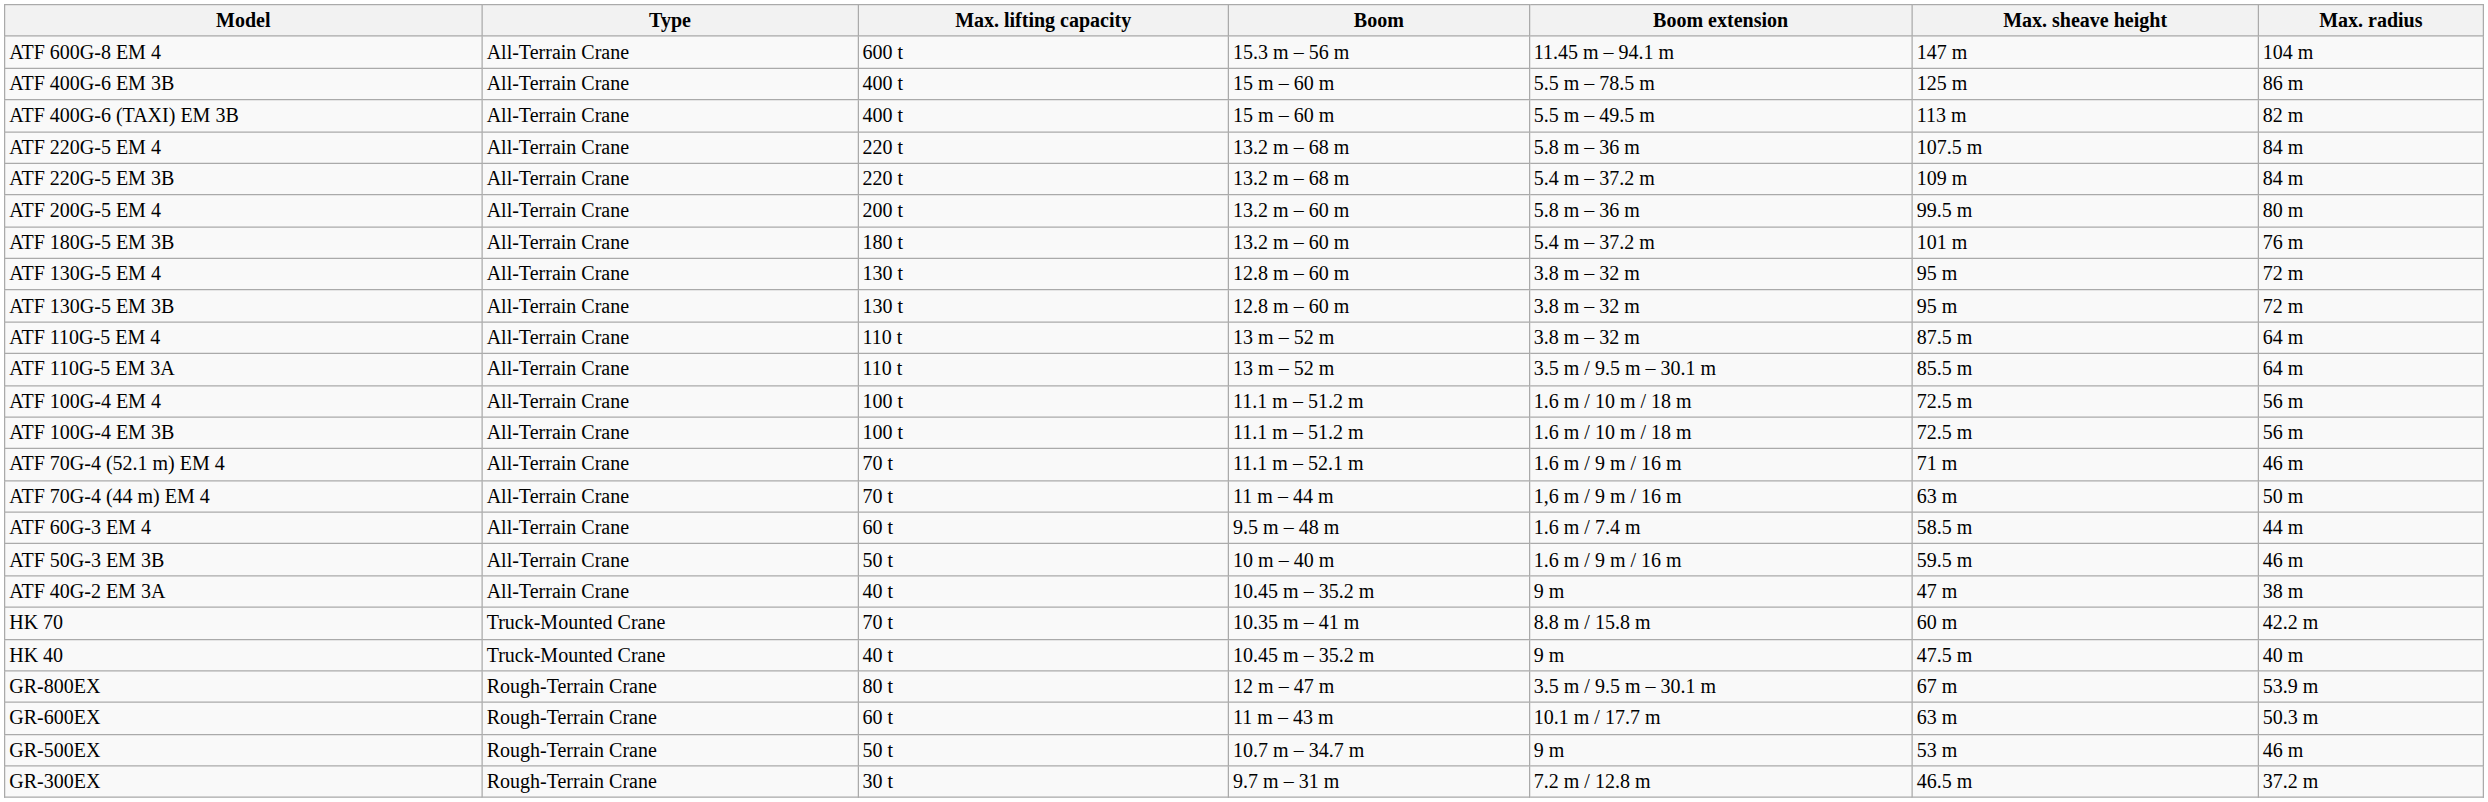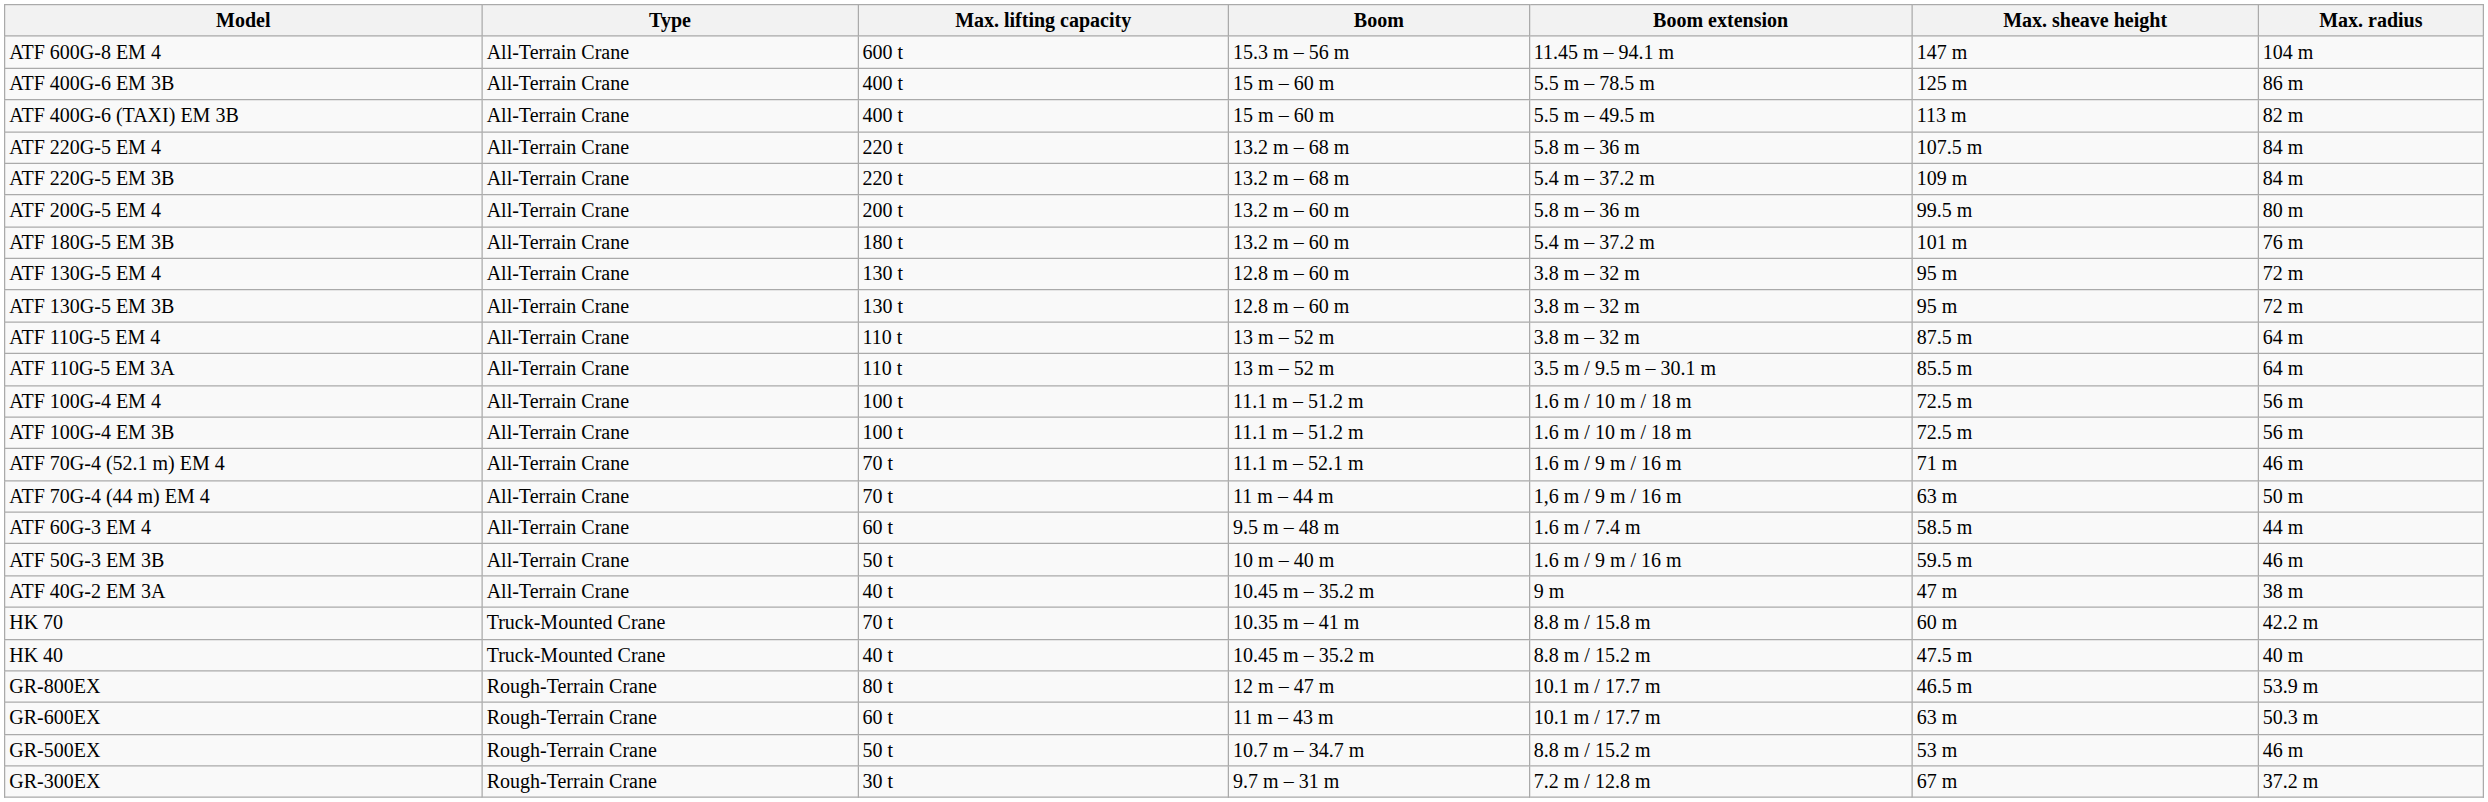(1549, 654) 9 m -> (1592, 654) 8.8 m / 15.2 m
(1625, 686) 3.5 m / 9.5 m – 30.1 m -> (1597, 686) 10.1 m / 17.7 m
(1937, 686) 67 m -> (1944, 686) 46.5 m
(1549, 749) 9 m -> (1592, 749) 8.8 m / 15.2 m
(1944, 781) 46.5 m -> (1937, 781) 67 m
